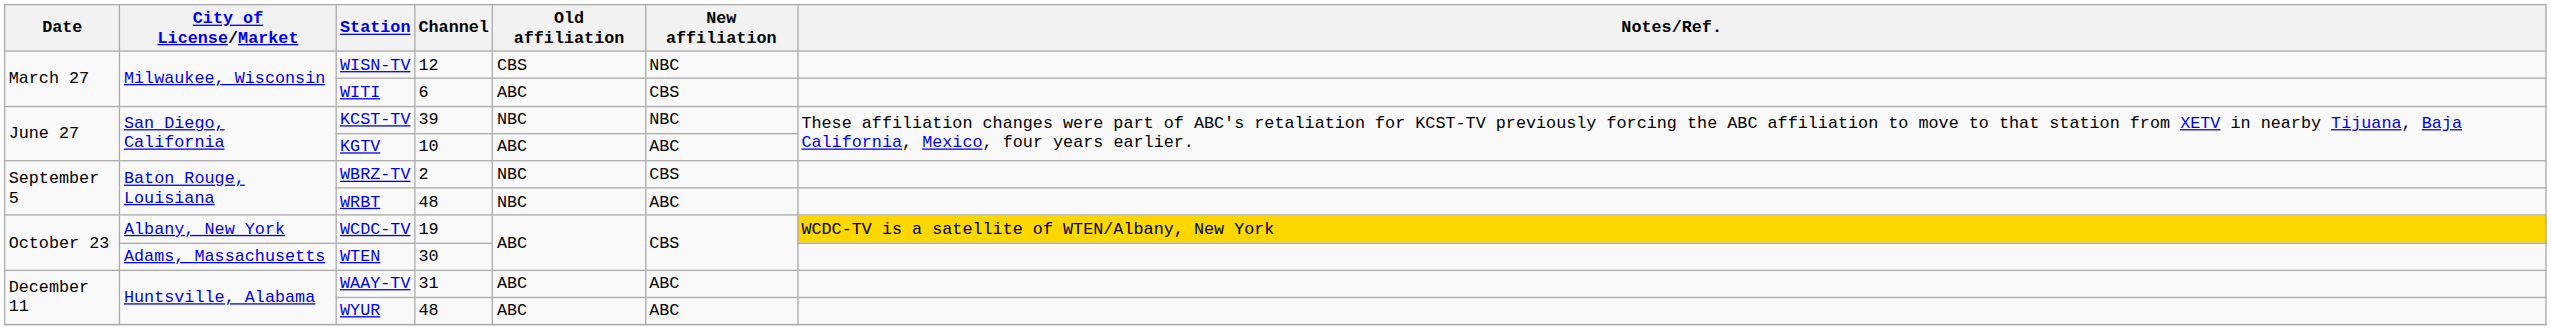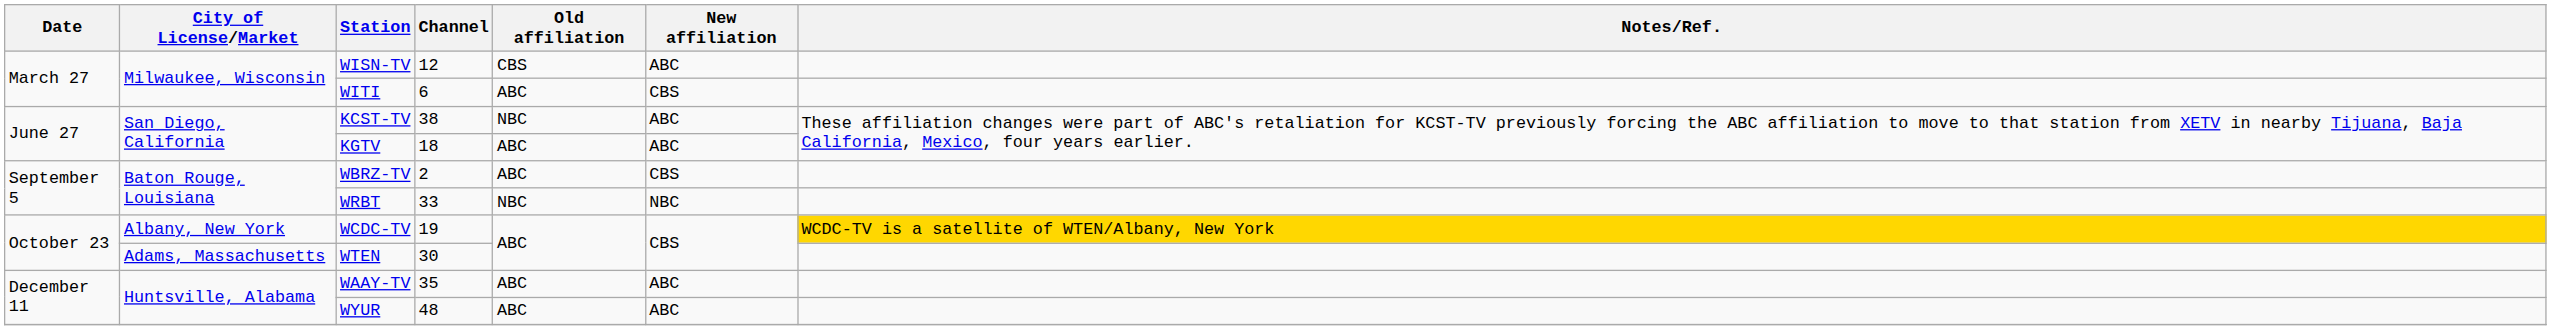(664, 65) NBC -> (664, 65) ABC
(429, 120) 39 -> (429, 120) 38
(664, 120) NBC -> (664, 120) ABC
(429, 147) 10 -> (429, 147) 18
(512, 174) NBC -> (512, 174) ABC
(429, 202) 48 -> (429, 202) 33
(664, 202) ABC -> (664, 202) NBC
(429, 284) 31 -> (429, 284) 35
